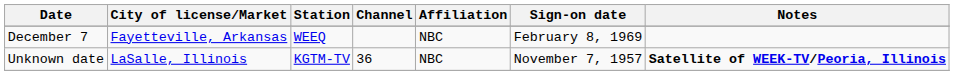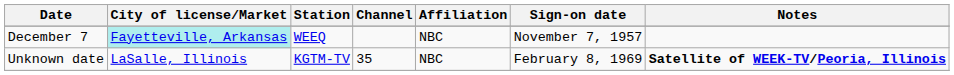(199, 37) no background -> (199, 37) paleturquoise background
(578, 37) February 8, 1969 -> (578, 37) November 7, 1957
(364, 59) 36 -> (364, 59) 35
(578, 59) November 7, 1957 -> (578, 59) February 8, 1969
